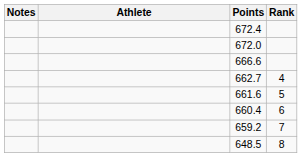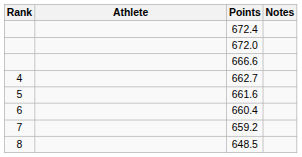columns swapped: (282, 12) <-> (21, 12)
